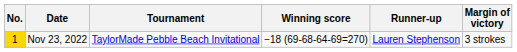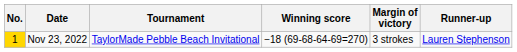columns swapped: (487, 18) <-> (416, 18)
